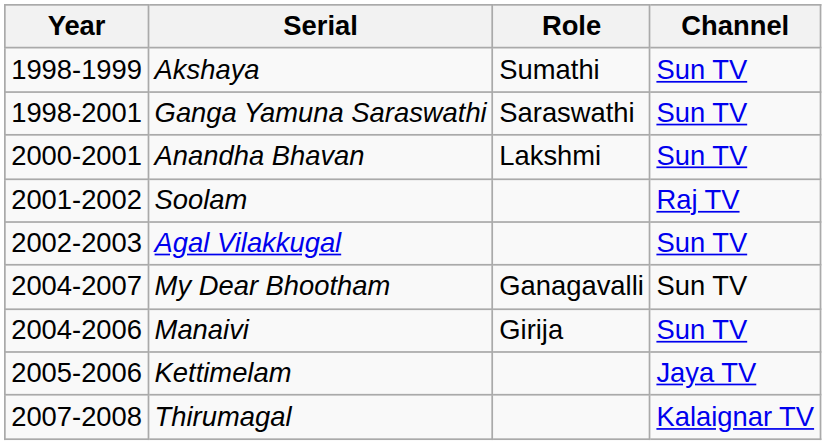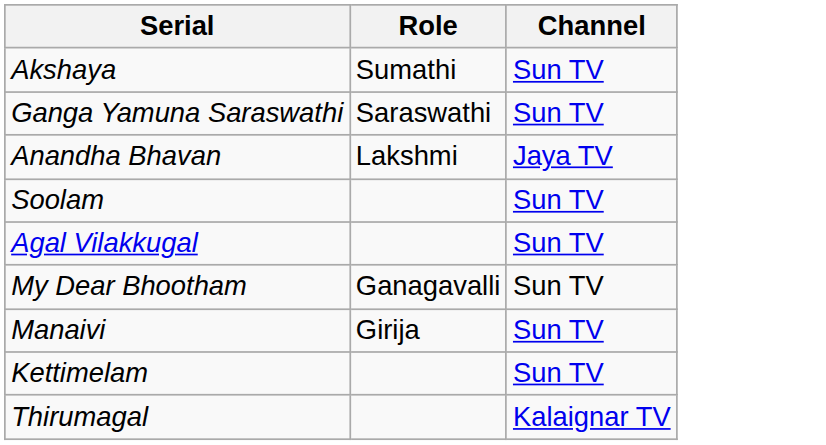- column: (77, 26)
(702, 156) Sun TV -> (563, 156) Jaya TV
(698, 199) Raj TV -> (558, 199) Sun TV
(706, 373) Jaya TV -> (558, 373) Sun TV
